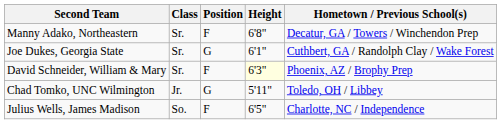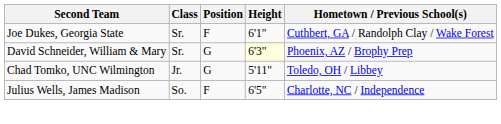- row: (72, 33)
(207, 52) G -> (206, 33) F
(206, 71) F -> (207, 52) G
